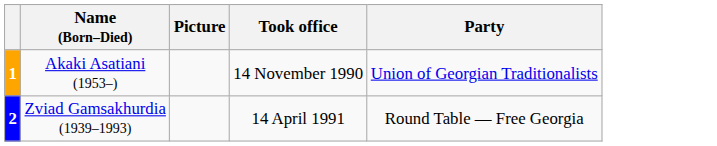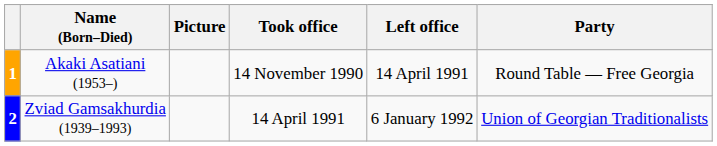+ column: (422, 27)
(484, 72) Union of Georgian Traditionalists -> (595, 72) Round Table — Free Georgia
(484, 118) Round Table — Free Georgia -> (595, 118) Union of Georgian Traditionalists
